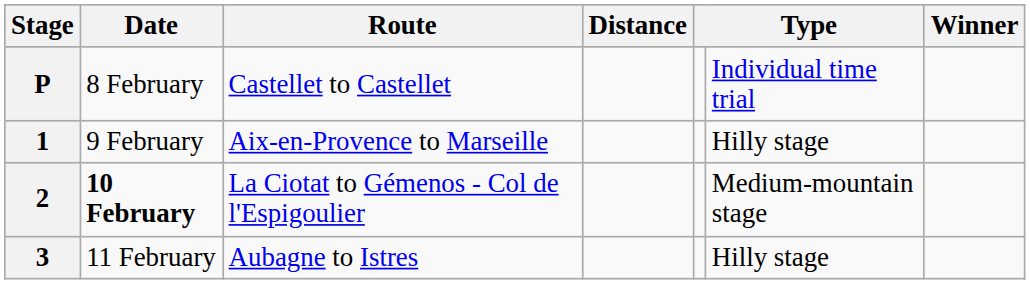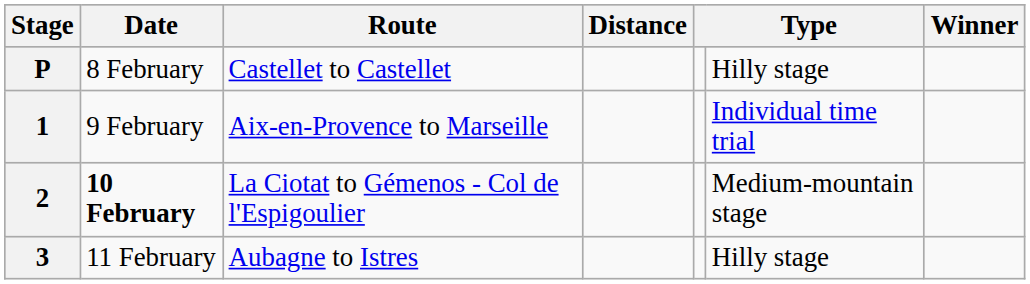(794, 83) Individual time trial -> (770, 68) Hilly stage
(770, 141) Hilly stage -> (794, 126) Individual time trial
